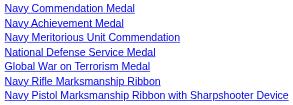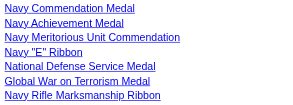+ row: (44, 52)
- row: (147, 96)
